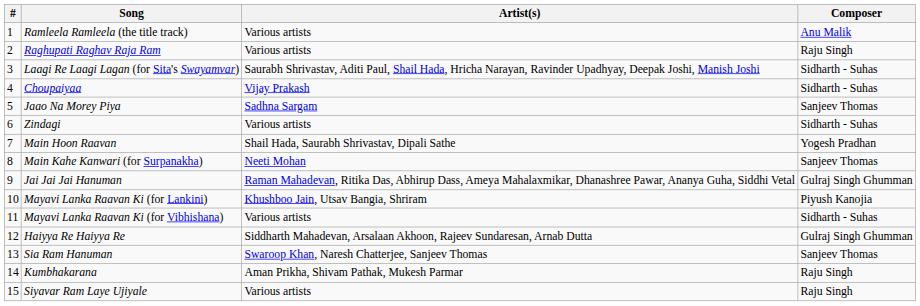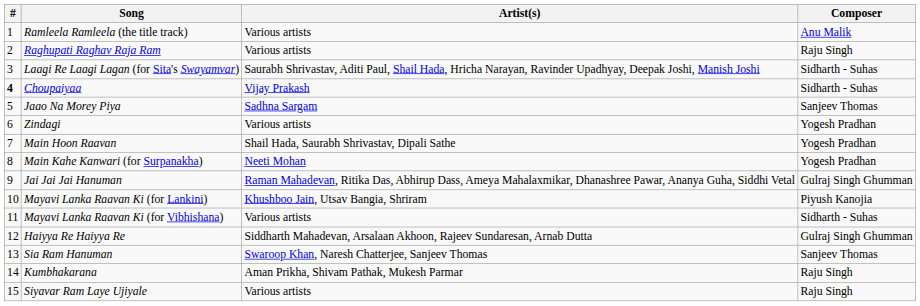(10, 87) normal -> (10, 87) bold
(839, 124) Sidharth - Suhas -> (838, 124) Yogesh Pradhan
(839, 161) Sanjeev Thomas -> (838, 161) Yogesh Pradhan
